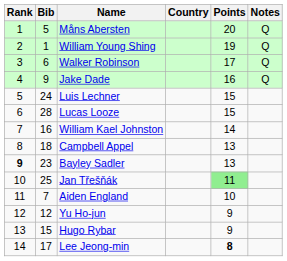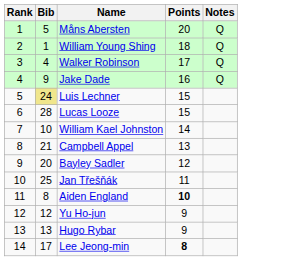- column: (188, 12)
(230, 46) 19 -> (184, 46) 18
(46, 63) 6 -> (46, 63) 4
(46, 96) no background -> (46, 96) khaki background
(46, 130) 16 -> (46, 130) 10
(46, 146) 18 -> (46, 146) 21
(20, 163) bold -> (20, 163) normal
(46, 163) 23 -> (46, 163) 20
(230, 163) 13 -> (184, 163) 12
(230, 180) lightgreen background -> (184, 180) no background
(46, 197) 7 -> (46, 197) 8
(230, 197) normal -> (184, 197) bold
(46, 230) 15 -> (46, 230) 13
